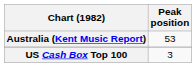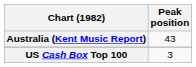(170, 39) 53 -> (170, 39) 43
